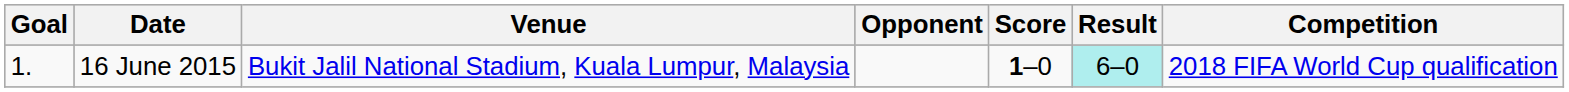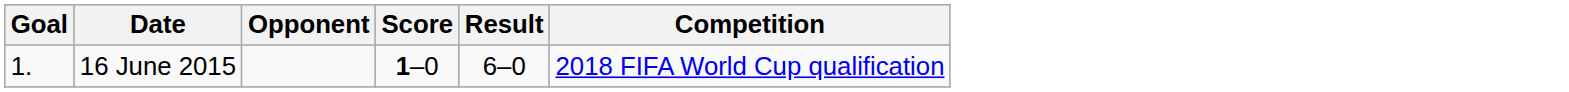- column: (549, 24)
(1117, 65) paleturquoise background -> (504, 65) no background
